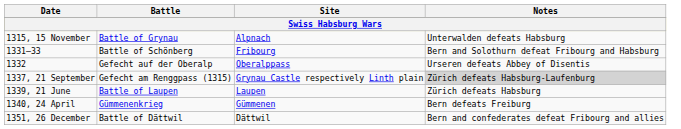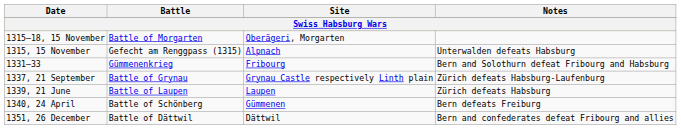+ row: (56, 38)
(138, 38) Battle of Grynau -> (175, 51) Gefecht am Renggpass (1315)
(146, 51) Battle of Schönberg -> (141, 64) Gümmenenkrieg
- row: (16, 64)
(165, 78) Gefecht am Renggpass (1315) -> (148, 78) Battle of Grynau
(511, 78) lightgrey background -> (521, 78) no background
(131, 104) Gümmenenkrieg -> (156, 104) Battle of Schönberg
